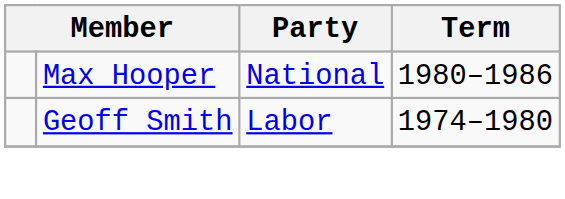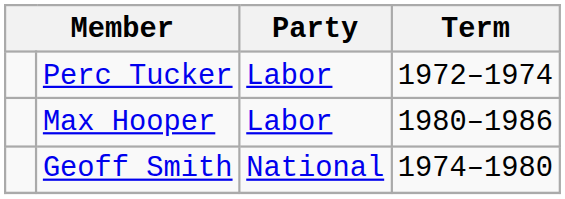+ row: (138, 75)
(315, 75) National -> (289, 122) Labor
(289, 122) Labor -> (315, 169) National
